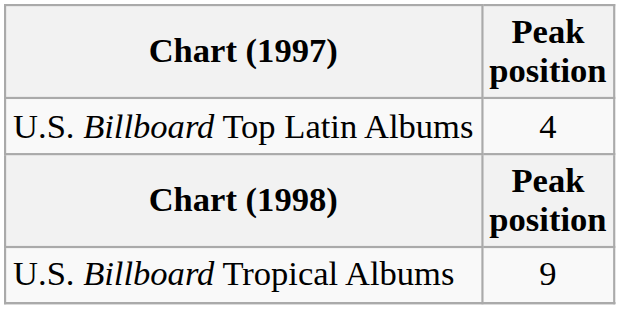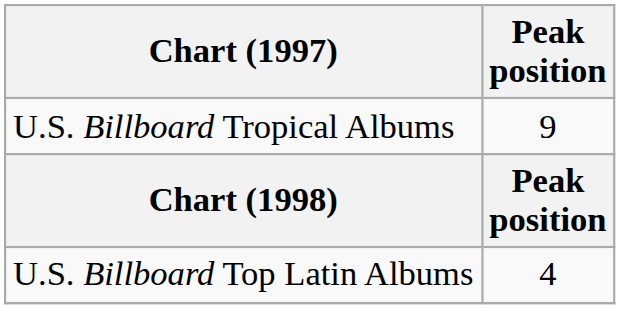rows swapped: (234, 274) <-> (243, 125)
